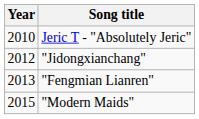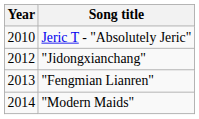(21, 102) 2015 -> (21, 102) 2014
